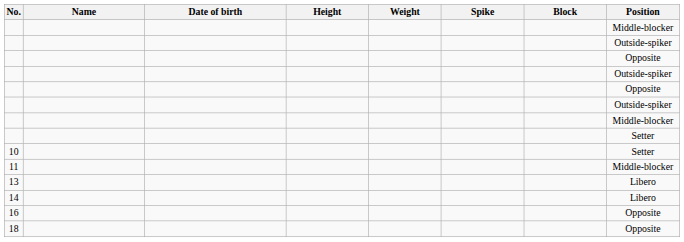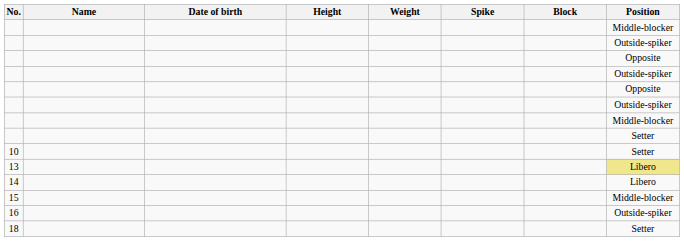- row: (14, 167)
(643, 182) no background -> (643, 167) khaki background
+ row: (14, 197)
(643, 213) Opposite -> (643, 213) Outside-spiker
(643, 228) Opposite -> (643, 228) Setter
